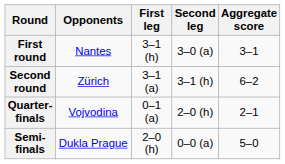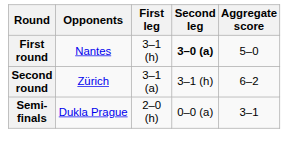(195, 51) normal -> (195, 51) bold
(249, 51) 3–1 -> (249, 51) 5–0
- row: (30, 112)
(249, 143) 5–0 -> (249, 112) 3–1
